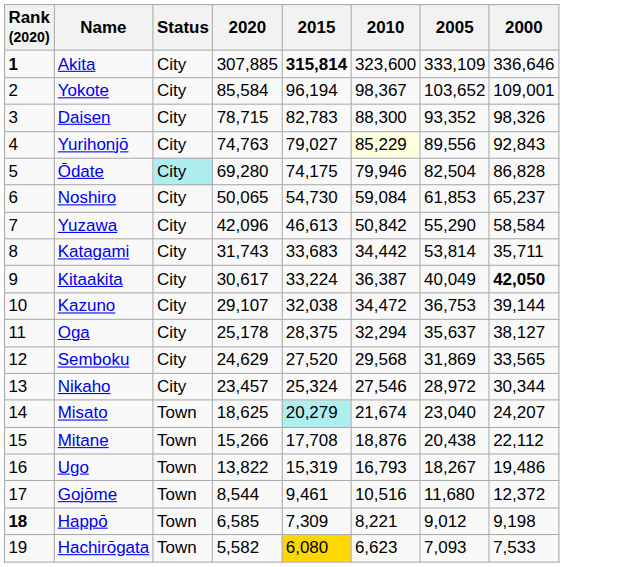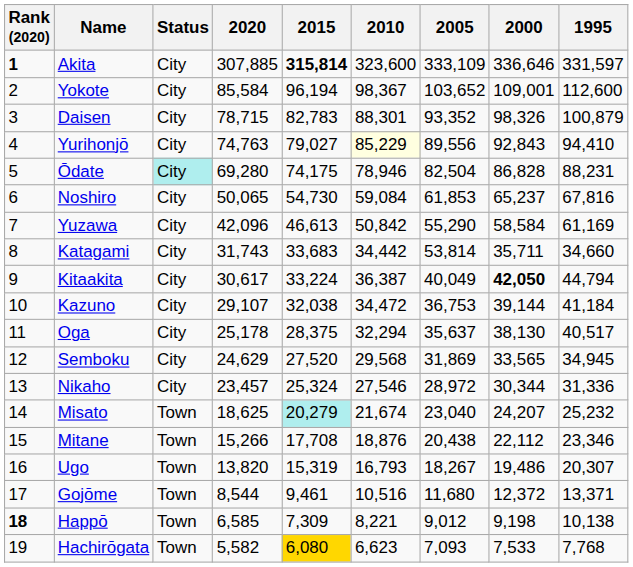+ column: (593, 27)
(381, 117) 88,300 -> (381, 117) 88,301
(381, 171) 79,946 -> (381, 171) 78,946
(519, 332) 38,127 -> (519, 332) 38,130
(243, 467) 13,822 -> (243, 467) 13,820
